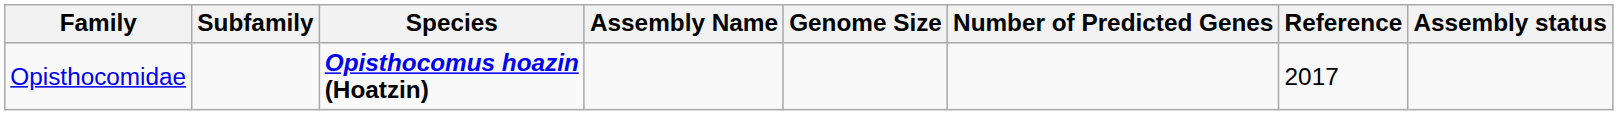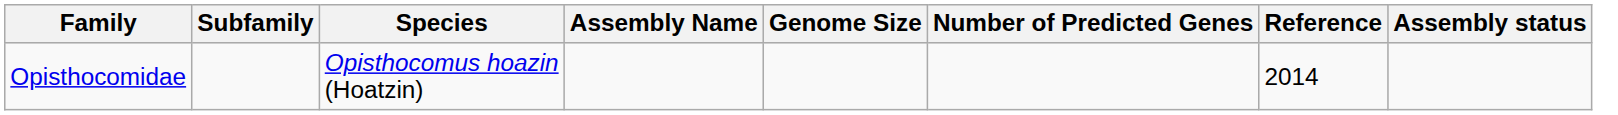(452, 76) bold -> (442, 76) normal
(1312, 76) 2017 -> (1291, 76) 2014
